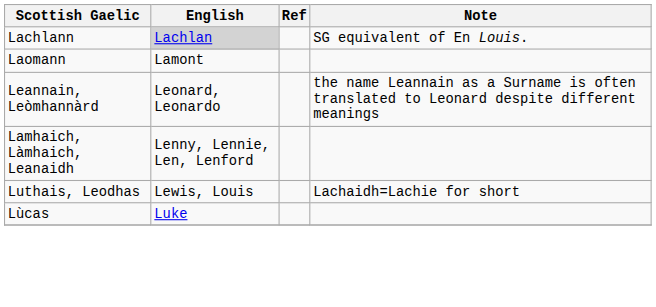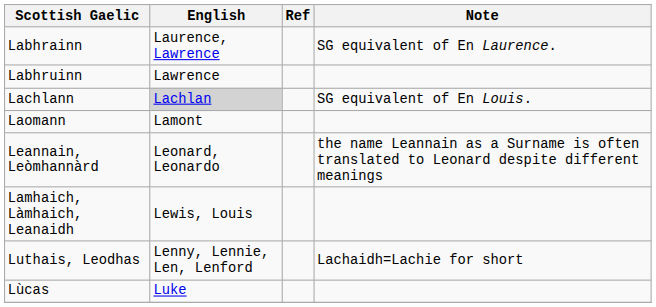+ row: (45, 46)
+ row: (45, 77)
(212, 153) Lenny, Lennie, Len, Lenford -> (203, 214) Lewis, Louis
(204, 192) Lewis, Louis -> (211, 260) Lenny, Lennie, Len, Lenford
